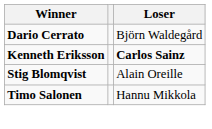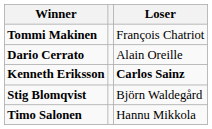+ row: (52, 34)
(159, 34) Björn Waldegård -> (149, 54) Alain Oreille
(149, 74) Alain Oreille -> (159, 94) Björn Waldegård
